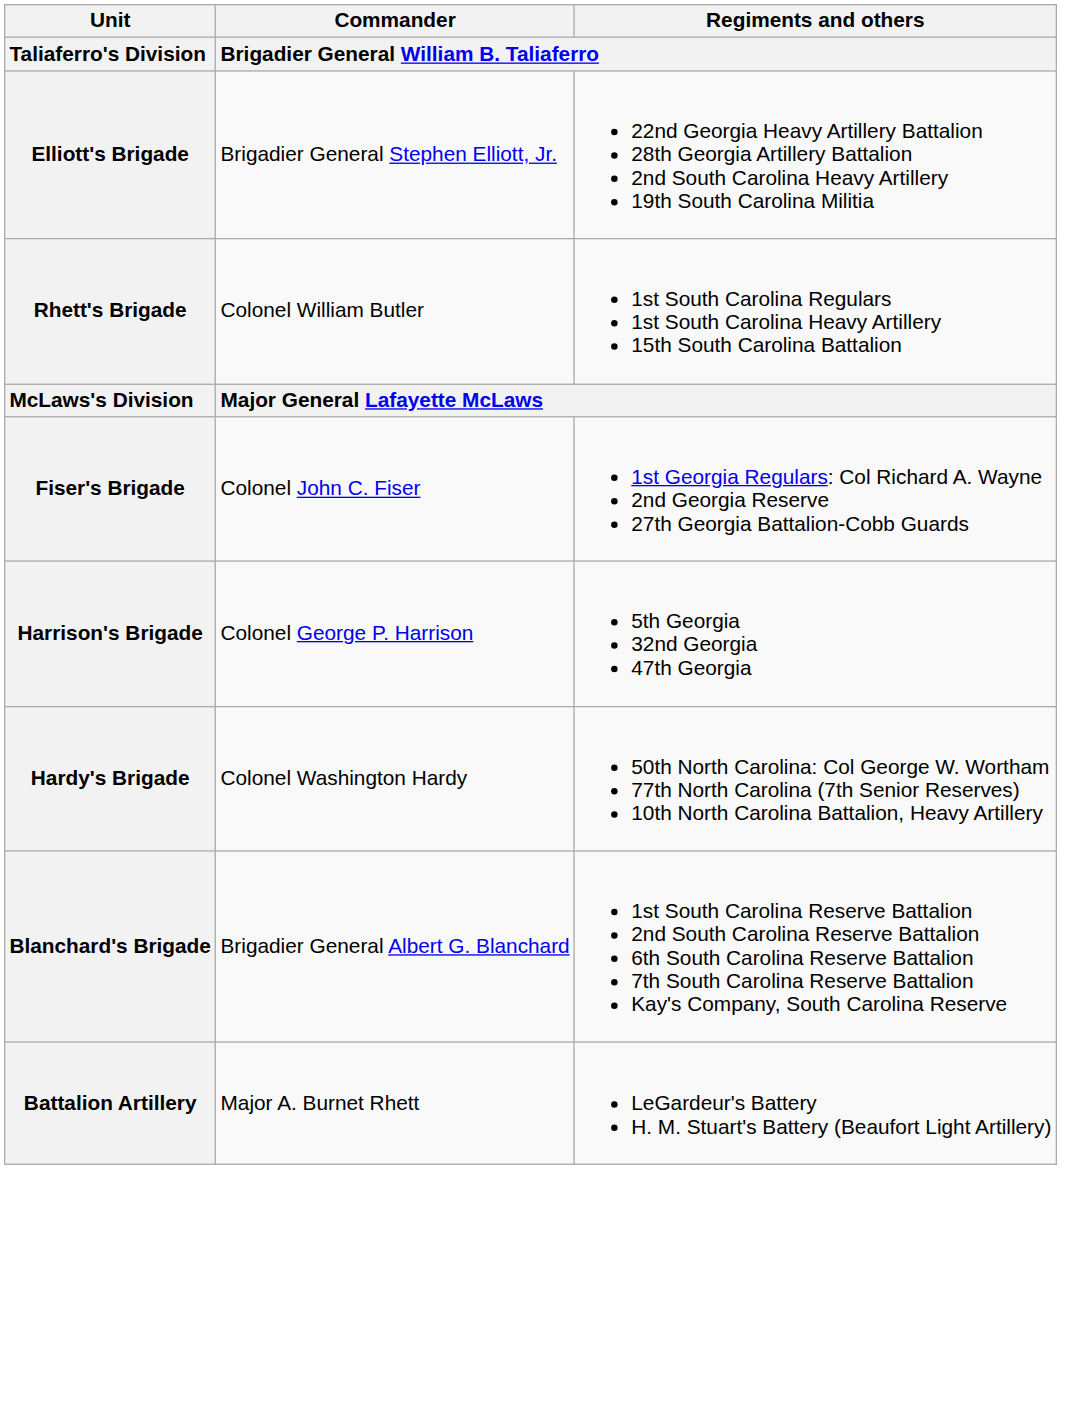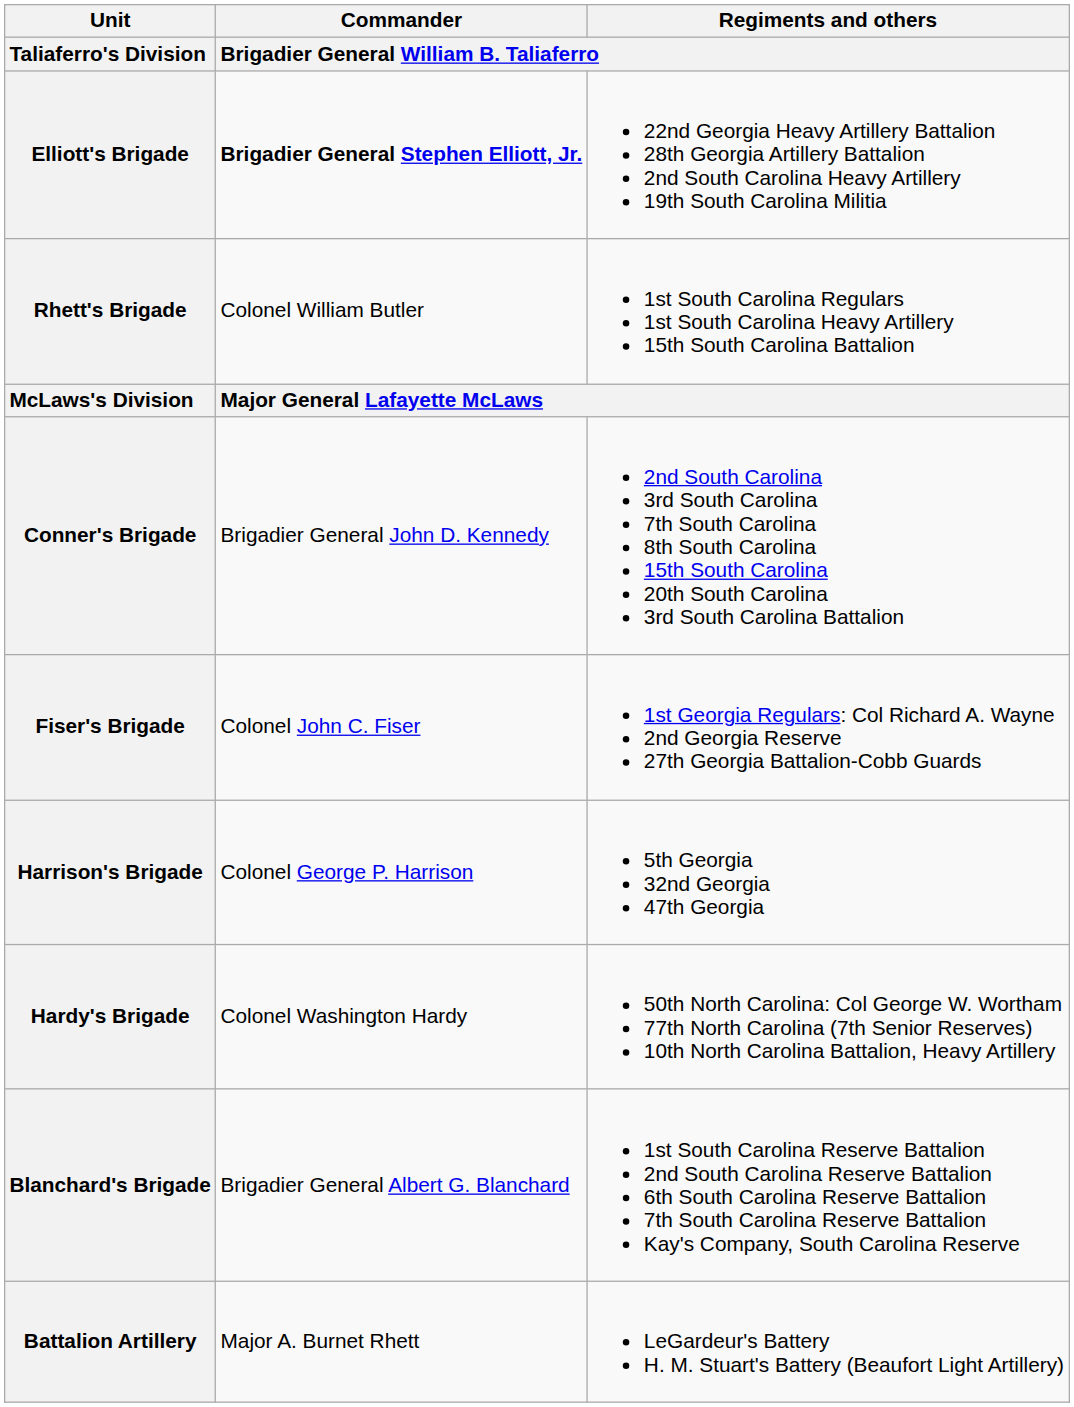(389, 154) normal -> (401, 154) bold
+ row: (110, 535)
